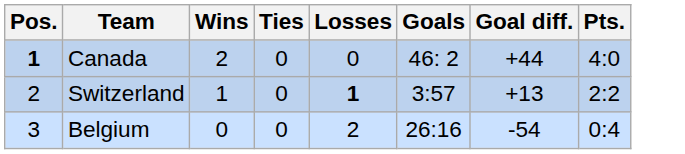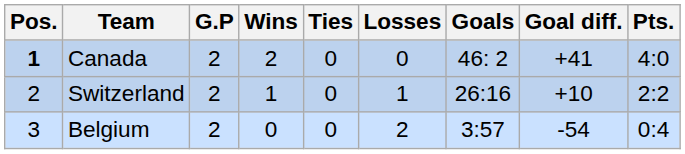+ column: (214, 22)
(524, 58) +44 -> (574, 58) +41
(353, 93) bold -> (402, 93) normal
(434, 93) 3:57 -> (483, 93) 26:16
(524, 93) +13 -> (574, 93) +10
(434, 129) 26:16 -> (483, 129) 3:57
